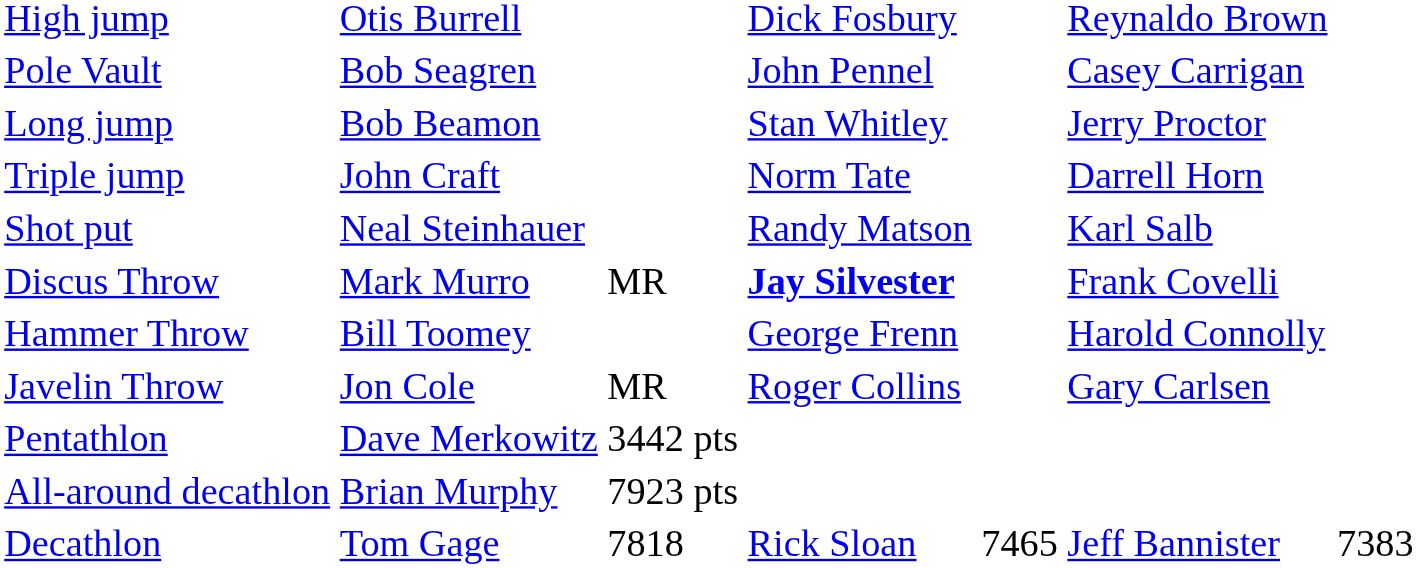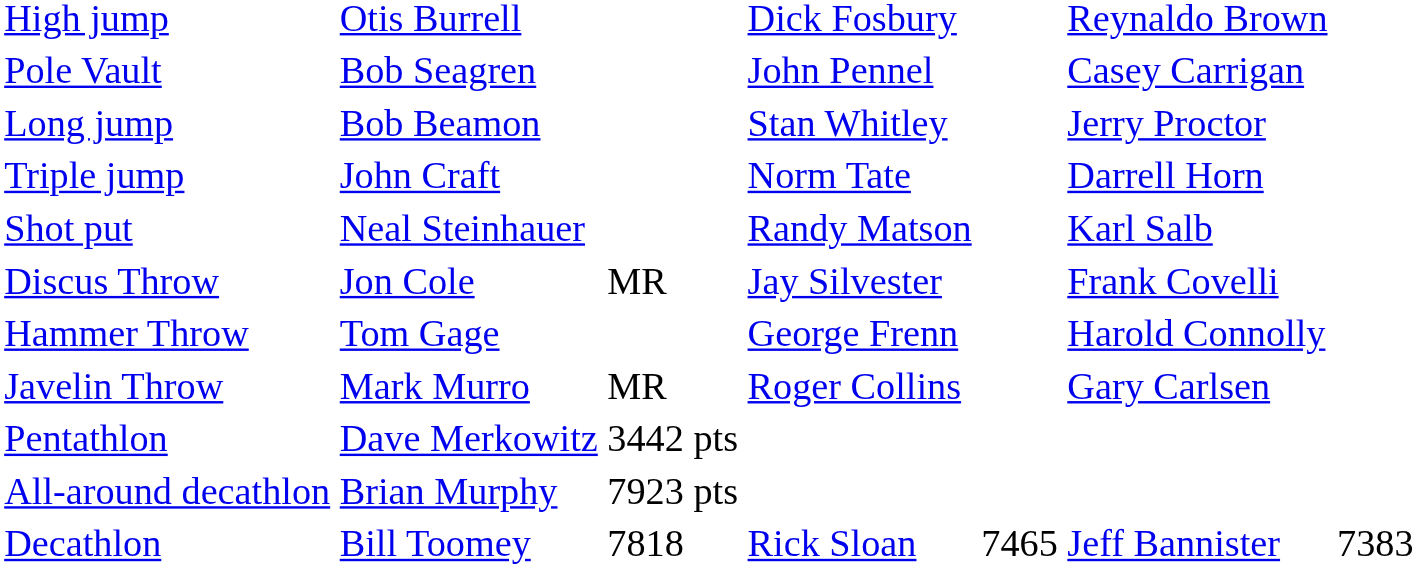(435, 280) Mark Murro -> (407, 280) Jon Cole
(851, 280) bold -> (845, 280) normal
(435, 333) Bill Toomey -> (420, 333) Tom Gage
(407, 386) Jon Cole -> (435, 386) Mark Murro
(420, 543) Tom Gage -> (435, 543) Bill Toomey
